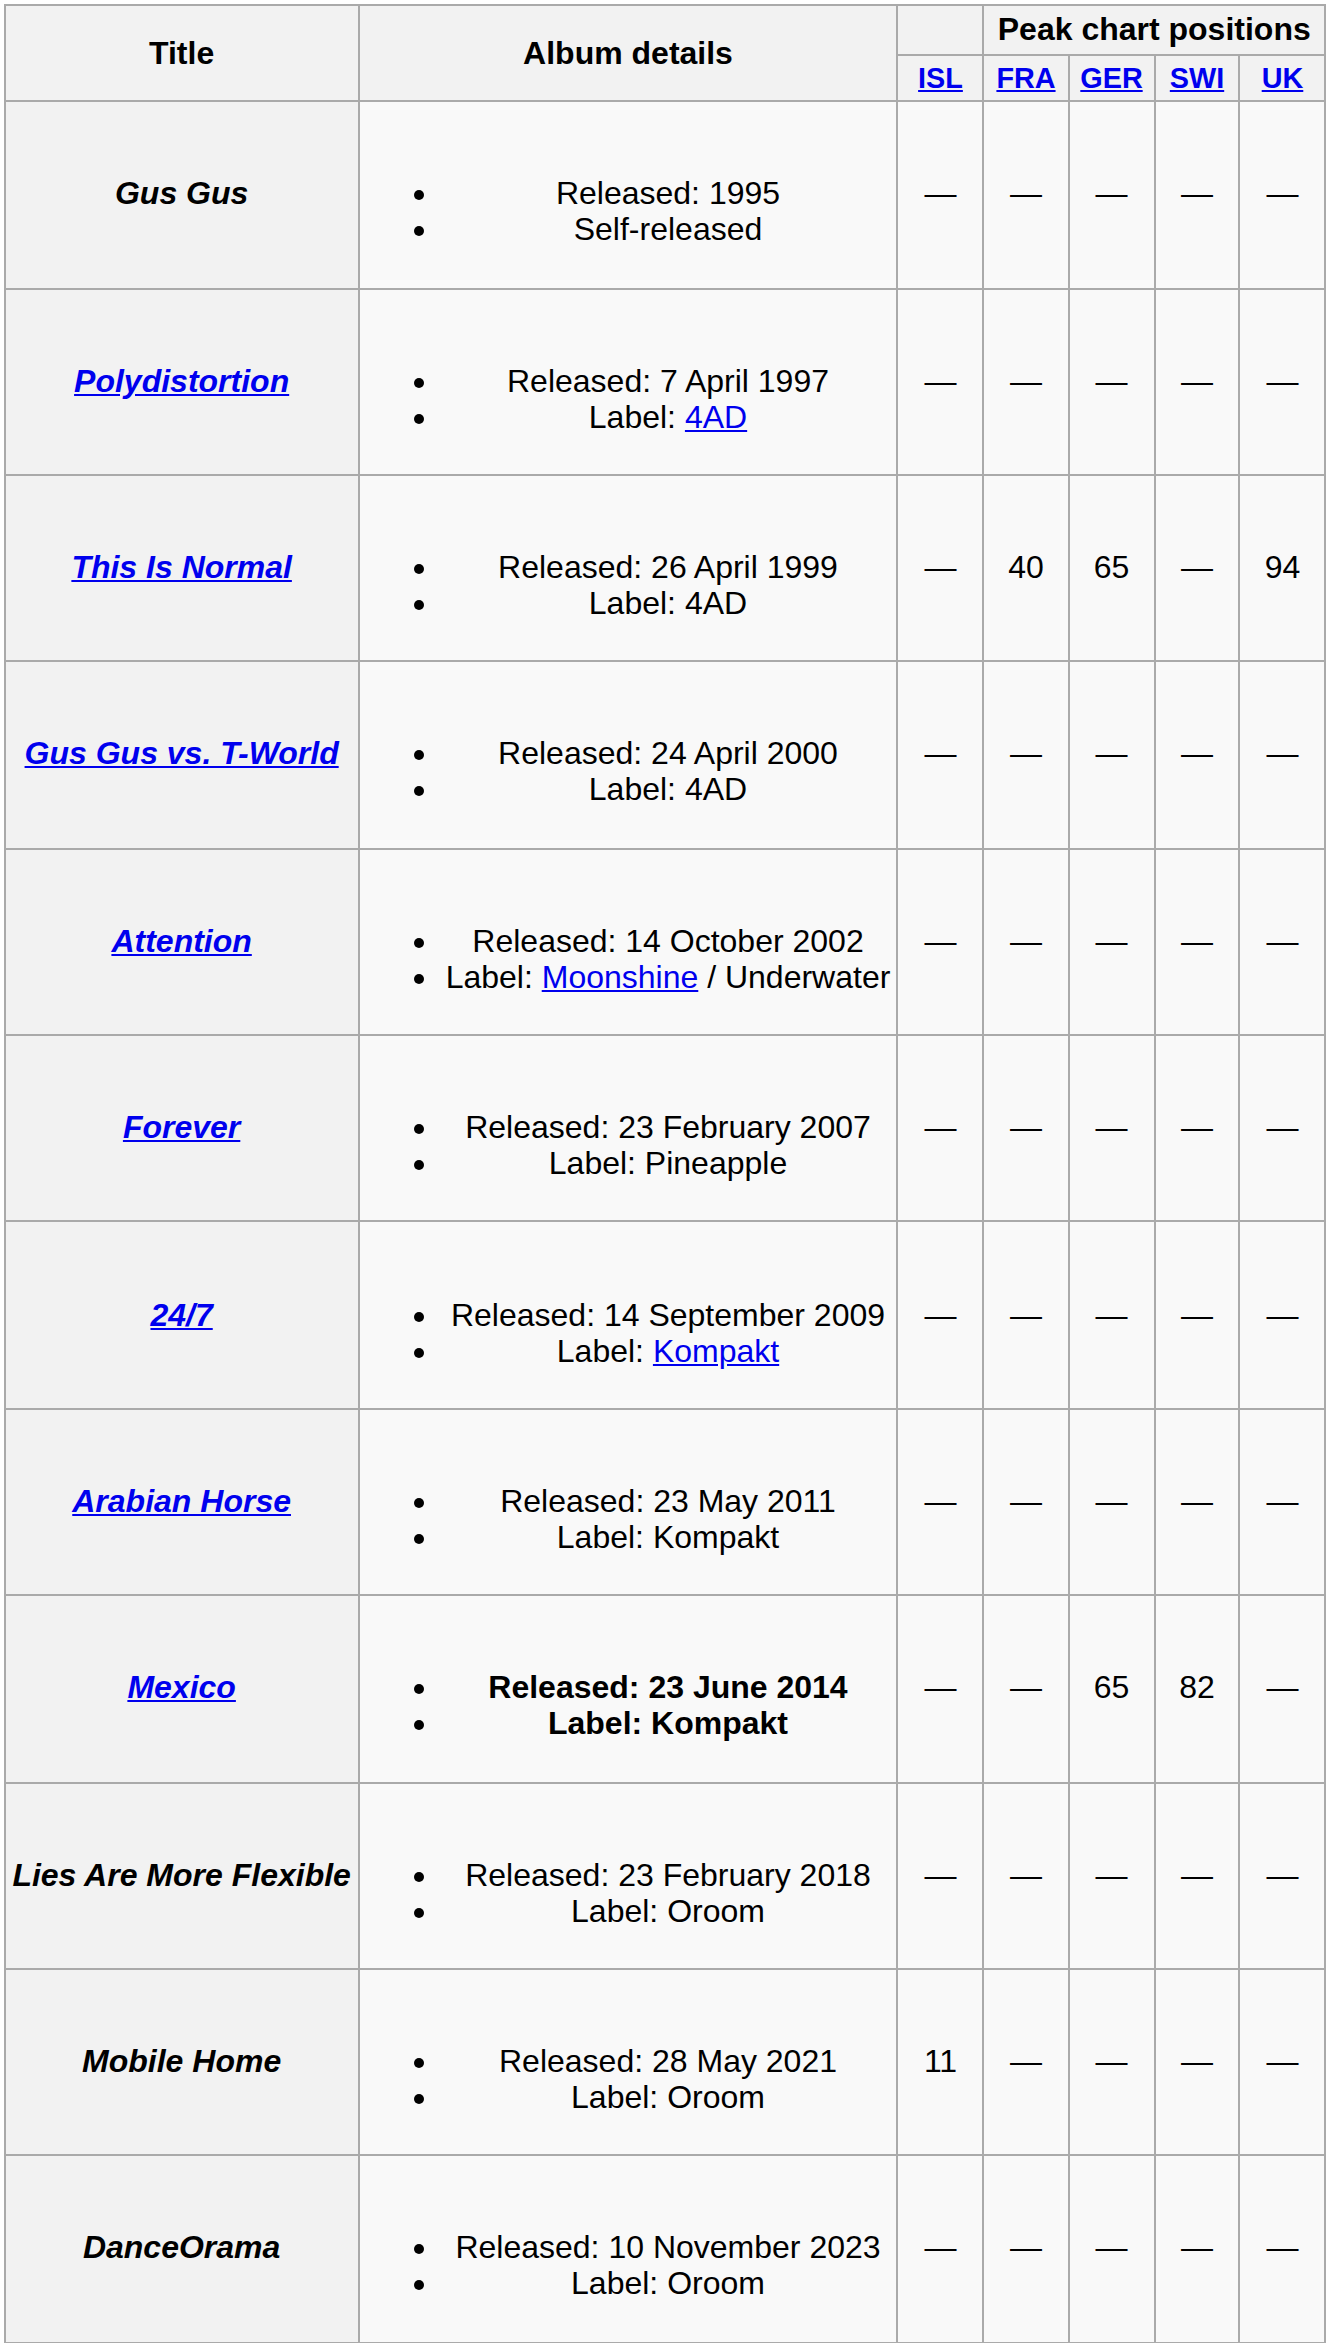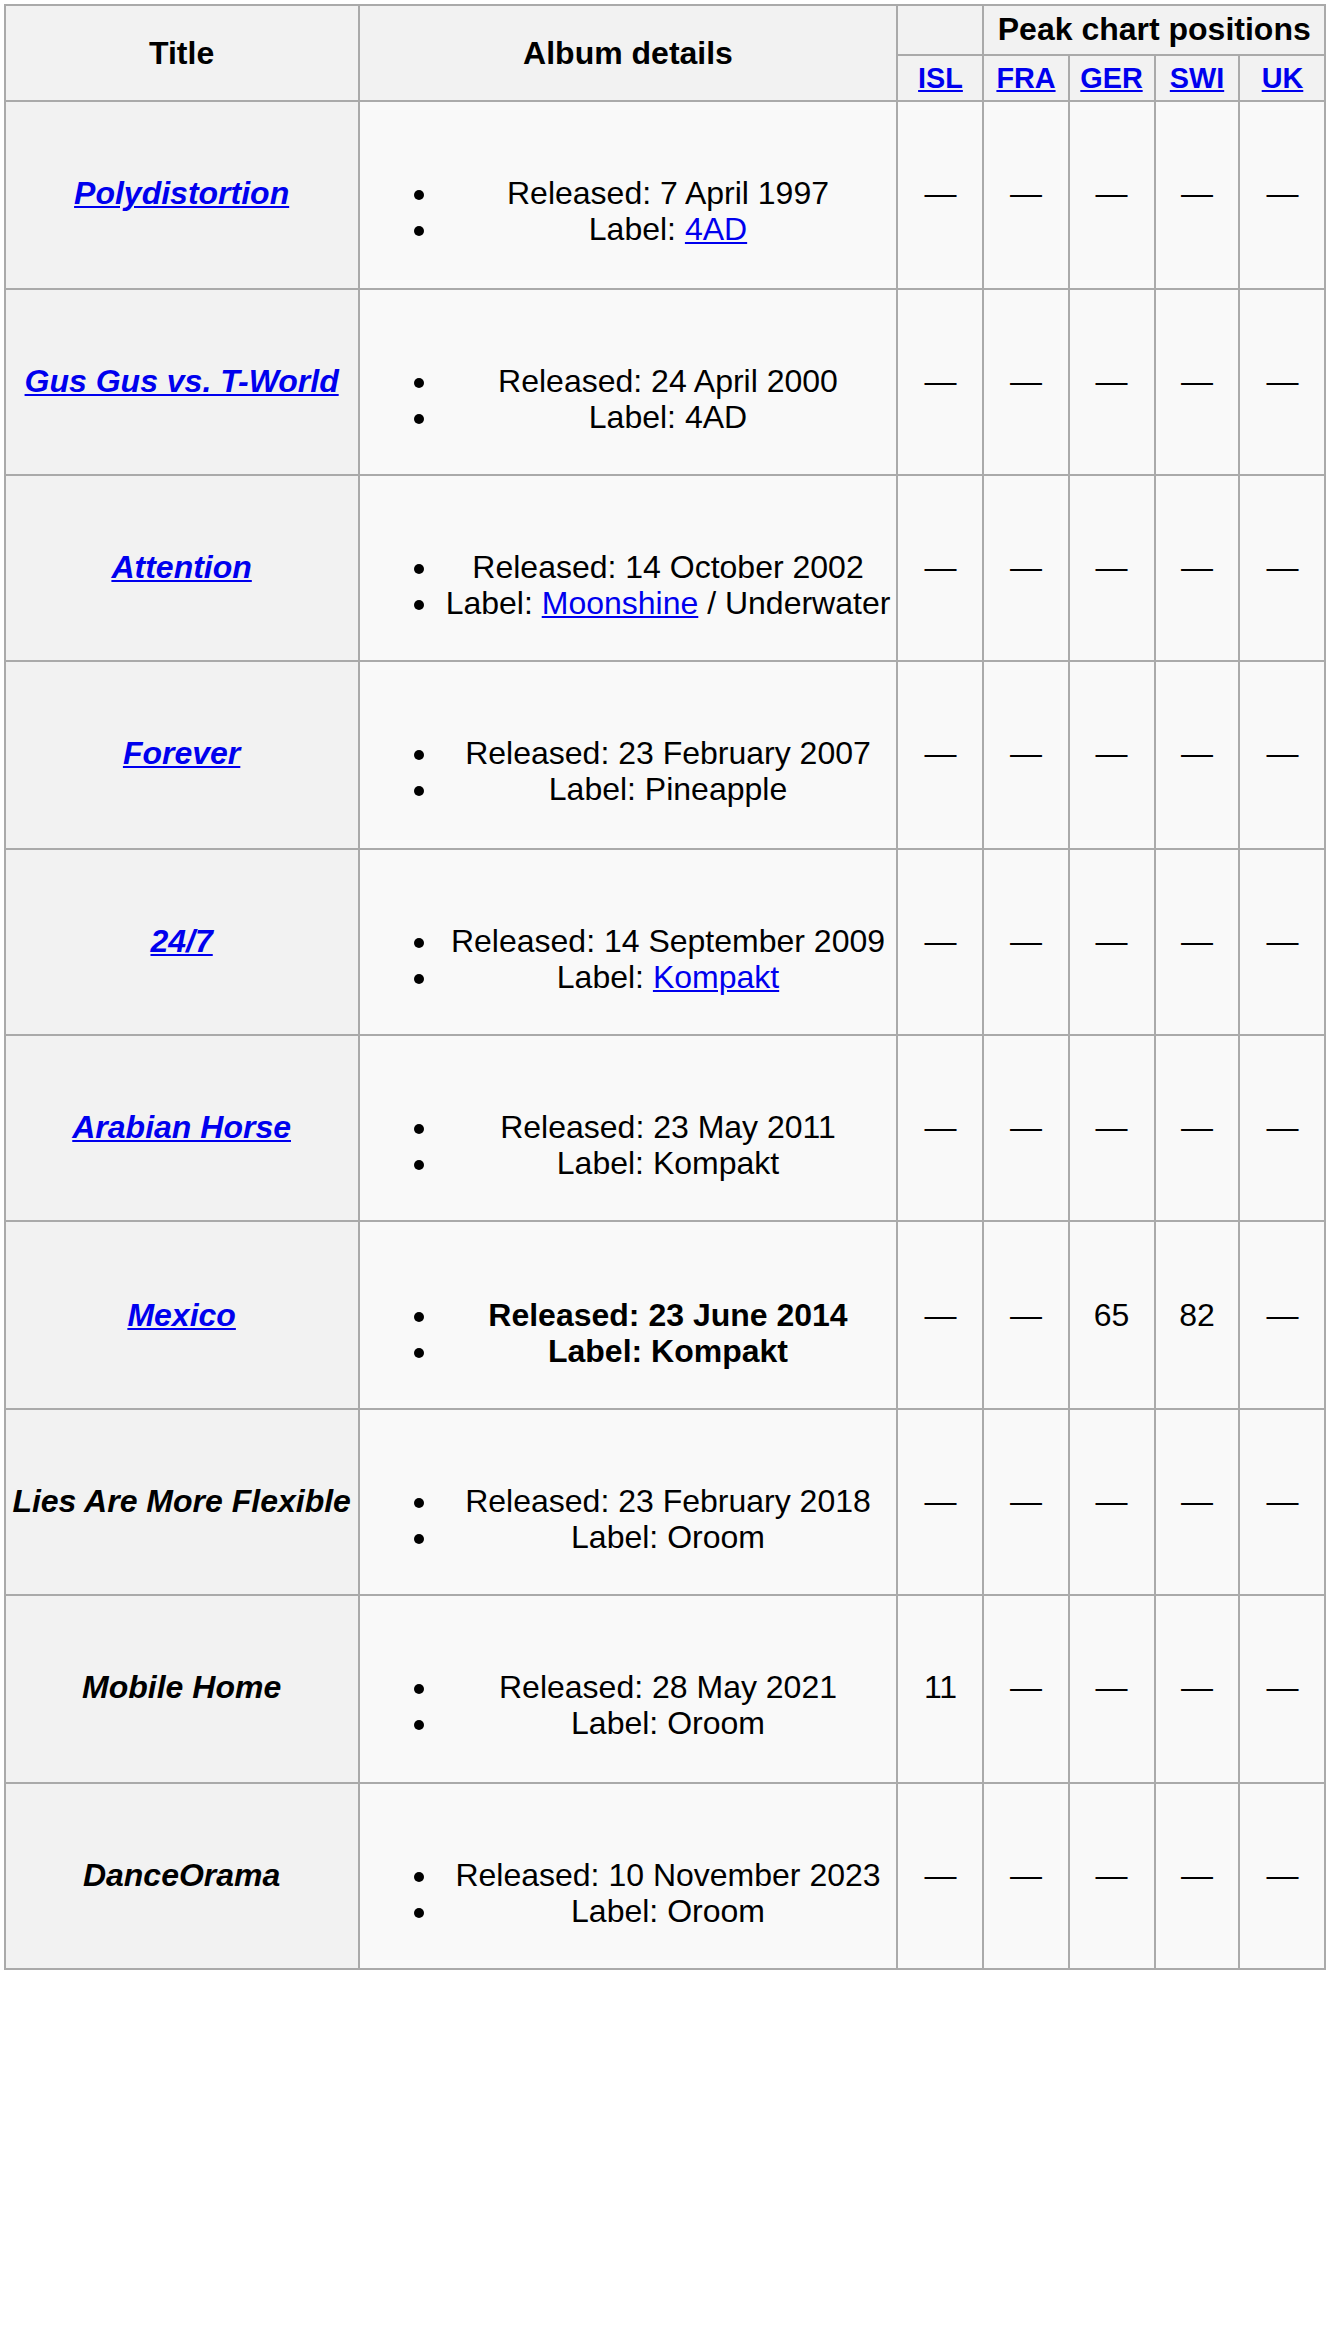- row: (182, 194)
- row: (182, 567)
